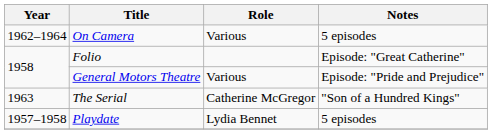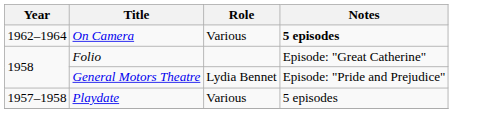(349, 35) normal -> (311, 35) bold
(226, 77) Various -> (242, 77) Lydia Bennet
- row: (100, 98)
(242, 118) Lydia Bennet -> (226, 98) Various
